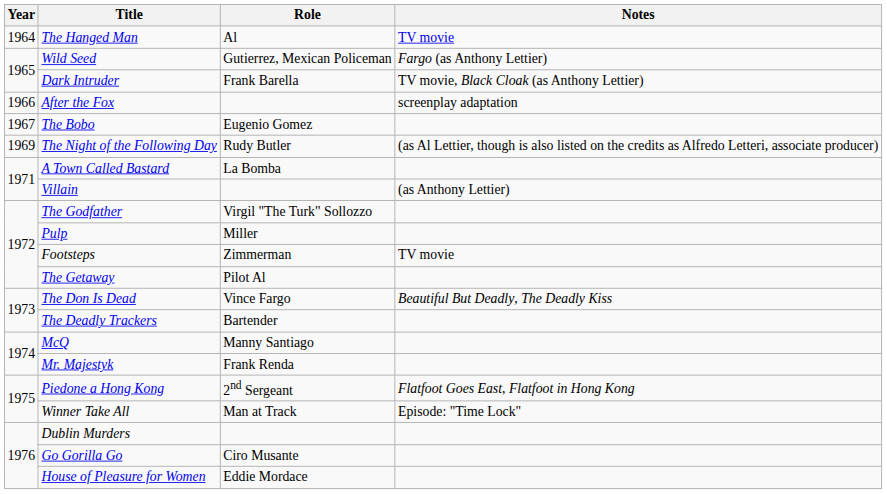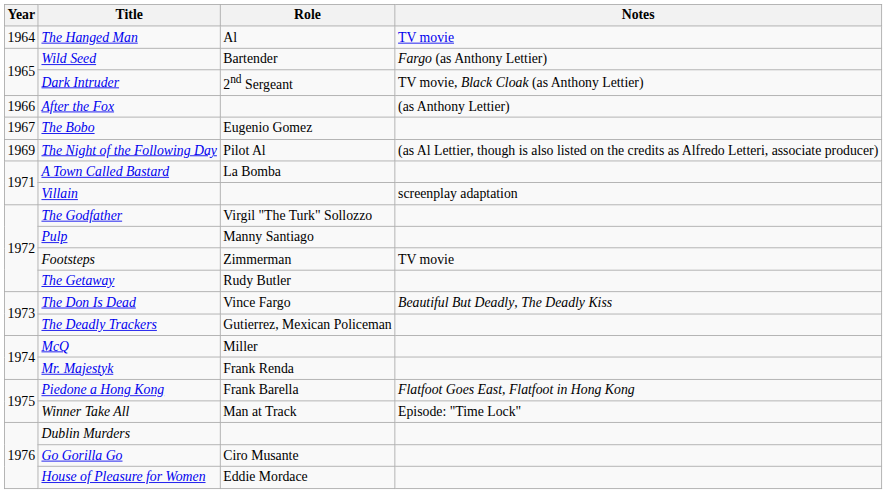(307, 59) Gutierrez, Mexican Policeman -> (250, 59) Bartender
(261, 80) Frank Barella -> (258, 82) 2nd Sergeant
(458, 102) screenplay adaptation -> (454, 106) (as Anthony Lettier)
(257, 146) Rudy Butler -> (244, 150) Pilot Al
(454, 189) (as Anthony Lettier) -> (458, 193) screenplay adaptation
(240, 233) Miller -> (269, 237) Manny Santiago
(244, 277) Pilot Al -> (257, 281) Rudy Butler
(250, 320) Bartender -> (307, 324) Gutierrez, Mexican Policeman
(269, 342) Manny Santiago -> (240, 346) Miller
(258, 388) 2nd Sergeant -> (261, 390) Frank Barella
